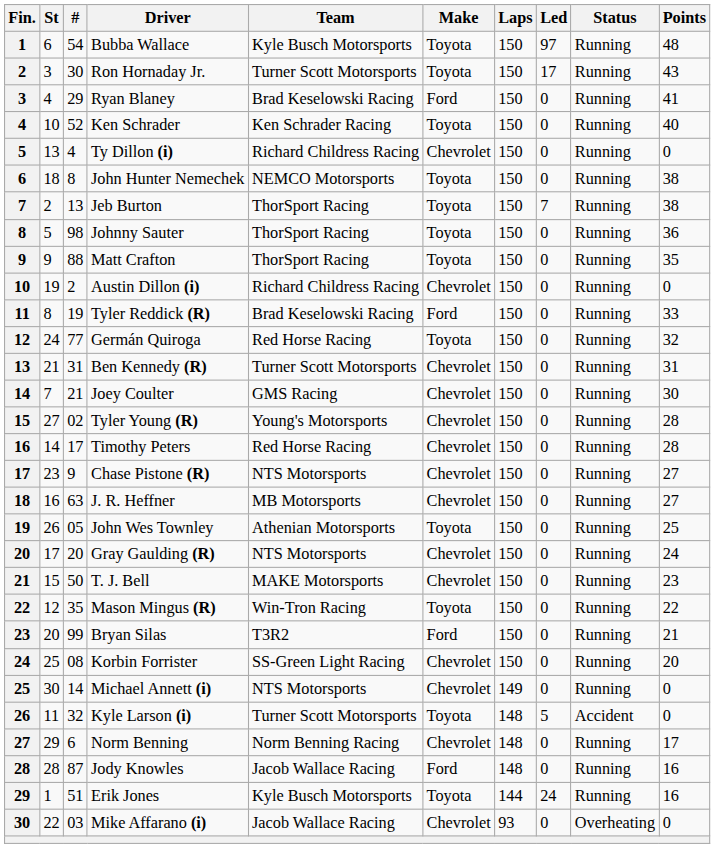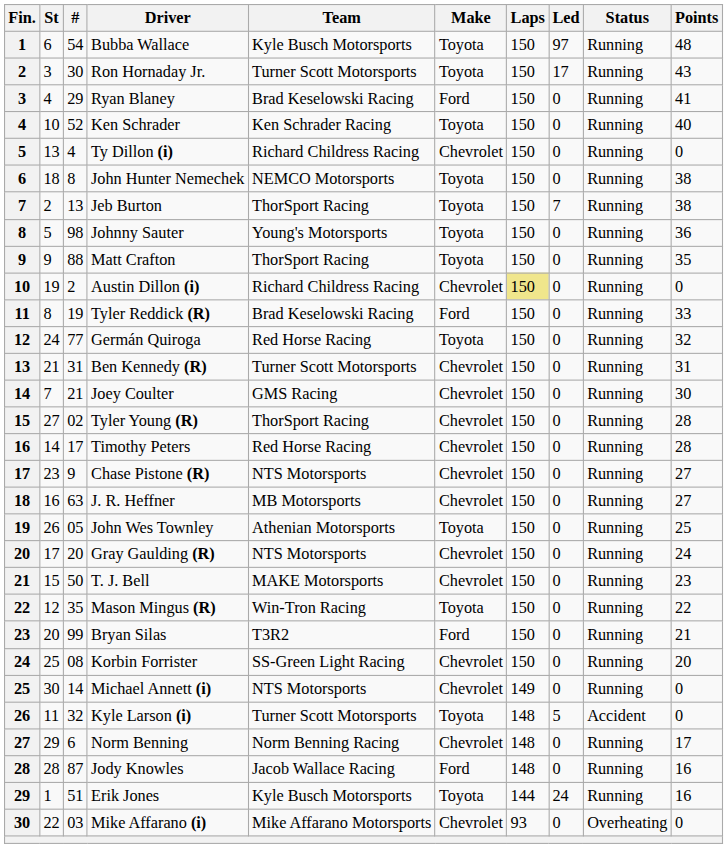(310, 232) ThorSport Racing -> (320, 232) Young's Motorsports
(510, 286) no background -> (523, 286) khaki background
(320, 420) Young's Motorsports -> (310, 420) ThorSport Racing
(323, 822) Jacob Wallace Racing -> (342, 822) Mike Affarano Motorsports
